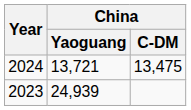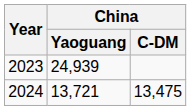rows swapped: (26, 92) <-> (26, 67)
